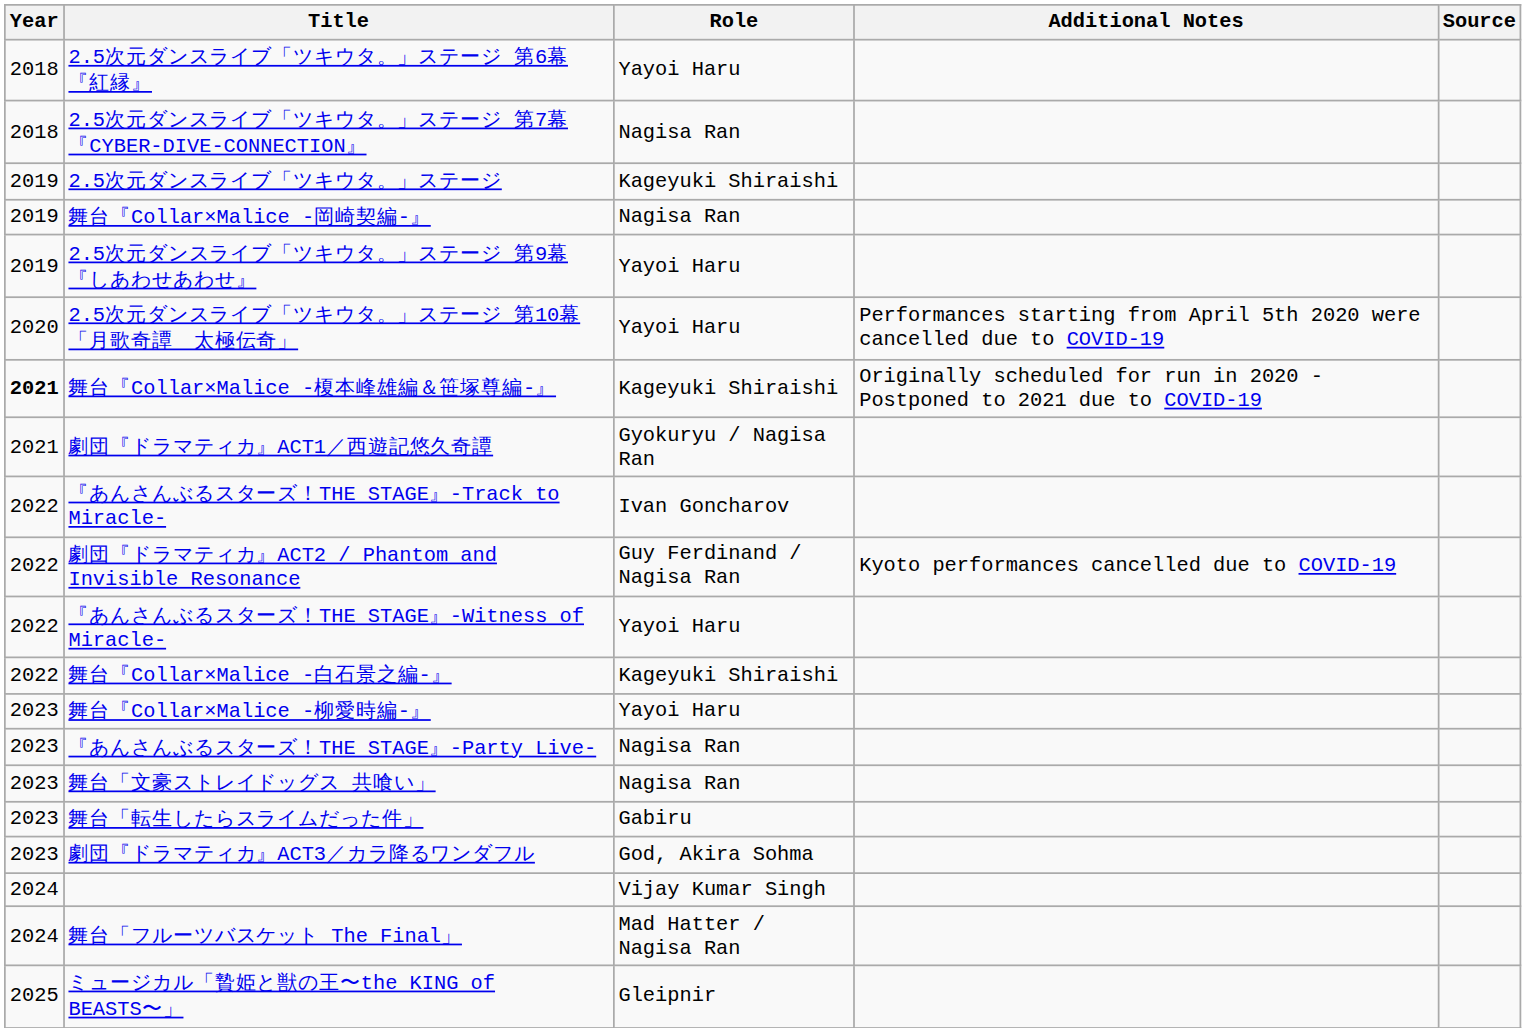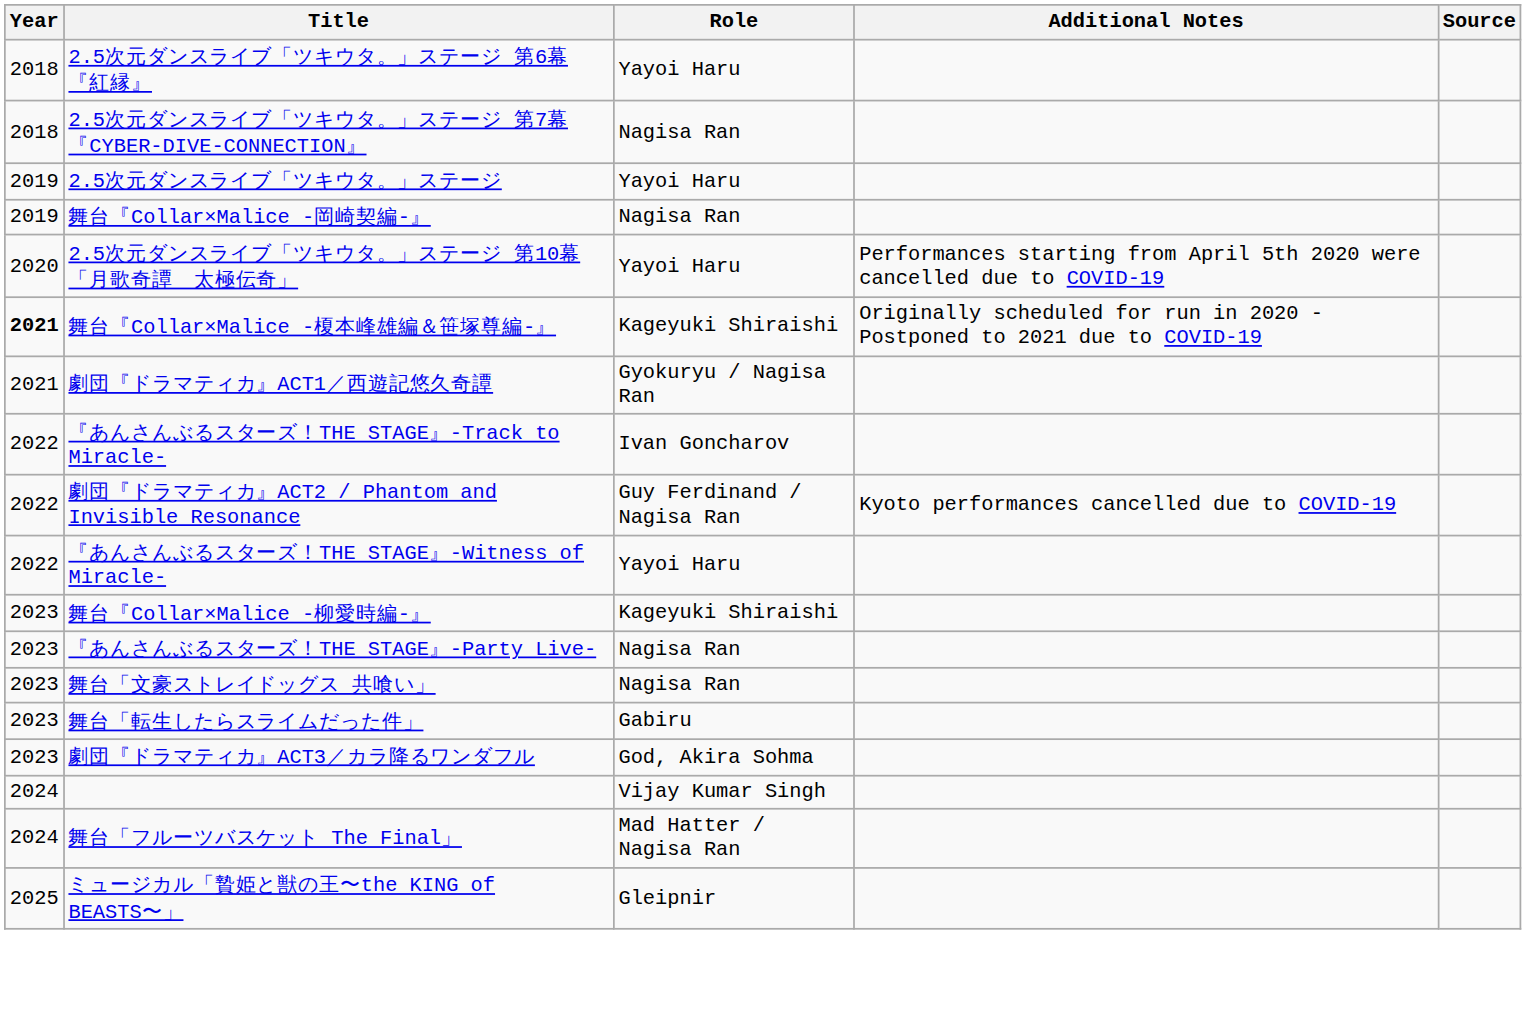(728, 181) Kageyuki Shiraishi -> (679, 181) Yayoi Haru
- row: (318, 267)
- row: (260, 676)
(679, 711) Yayoi Haru -> (728, 613) Kageyuki Shiraishi
